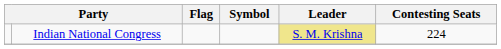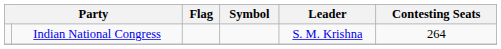(327, 34) khaki background -> (327, 34) no background
(436, 34) 224 -> (436, 34) 264
